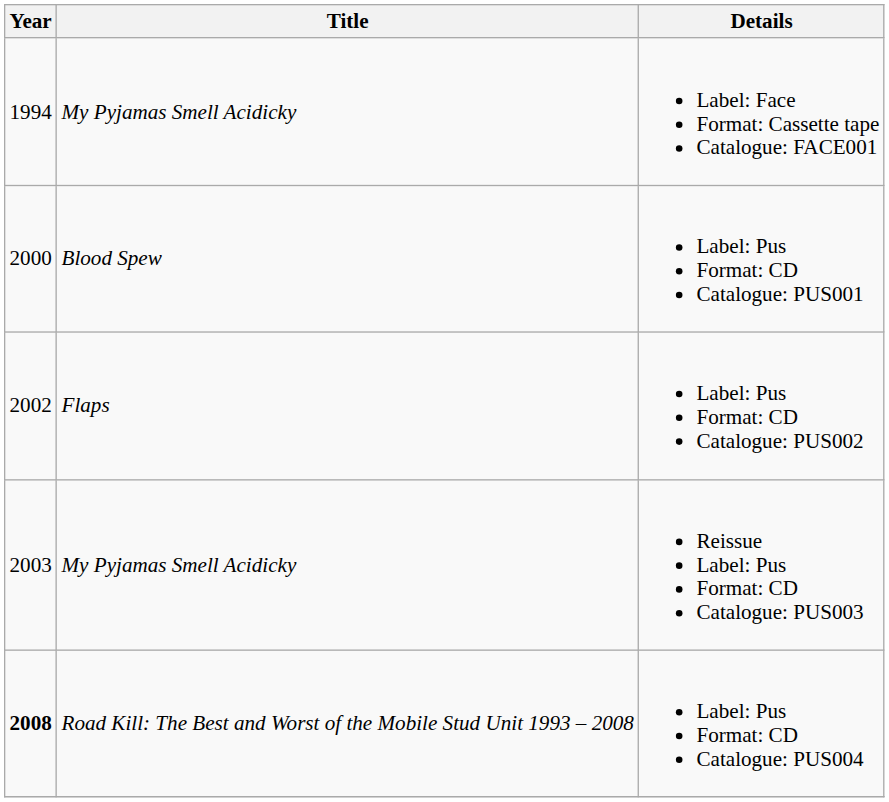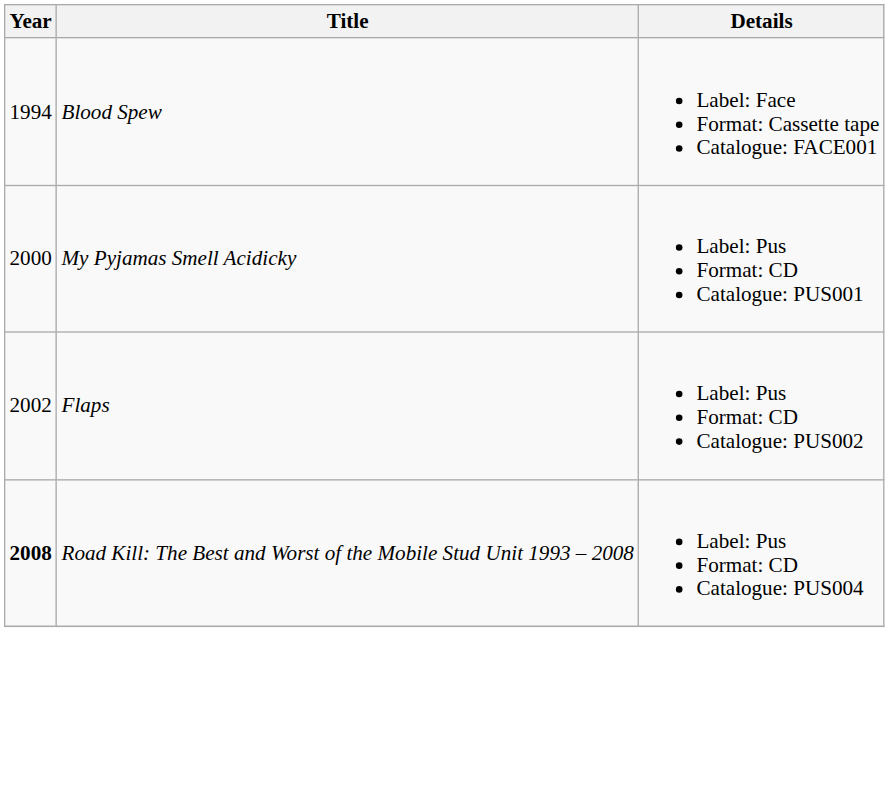(179, 111) My Pyjamas Smell Acidicky -> (112, 111) Blood Spew
(112, 258) Blood Spew -> (179, 258) My Pyjamas Smell Acidicky
- row: (762, 576)
